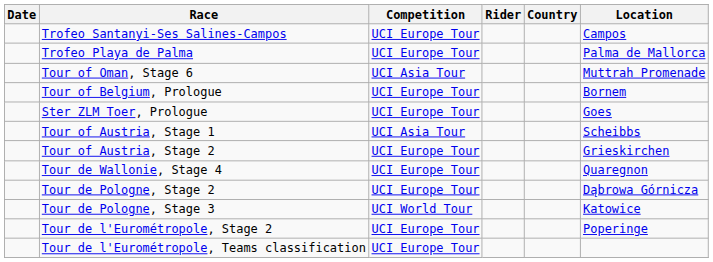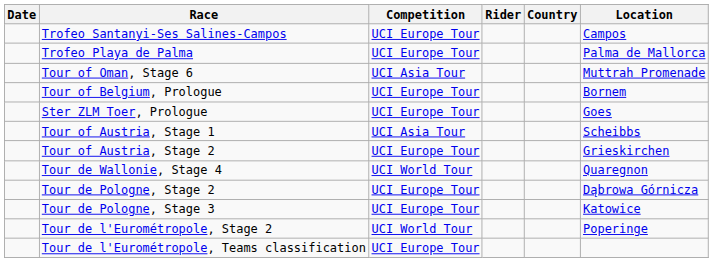(426, 170) UCI Europe Tour -> (422, 170) UCI World Tour
(422, 209) UCI World Tour -> (426, 209) UCI Europe Tour
(426, 229) UCI Europe Tour -> (422, 229) UCI World Tour
